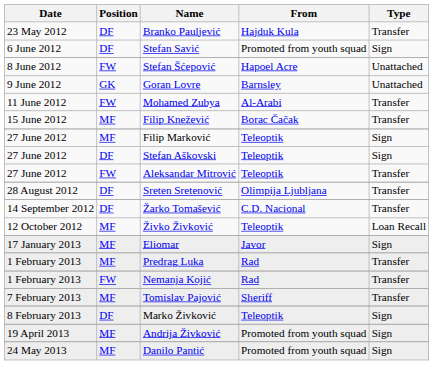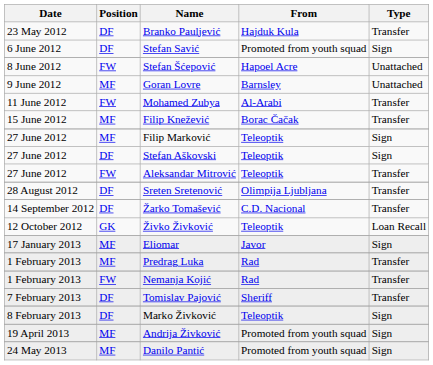(107, 84) GK -> (107, 84) MF
(107, 226) MF -> (107, 226) GK
(107, 297) MF -> (106, 297) DF
